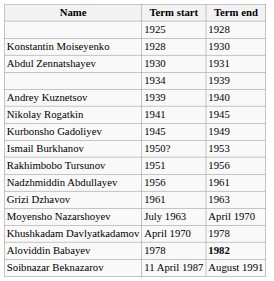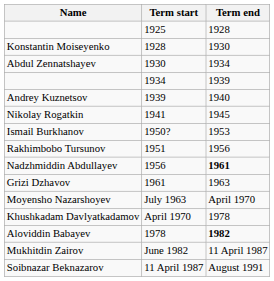(219, 64) 1931 -> (219, 64) 1934
- row: (54, 132)
(219, 183) normal -> (219, 166) bold
+ row: (45, 251)
